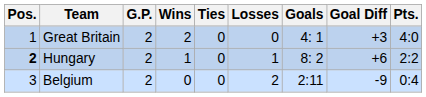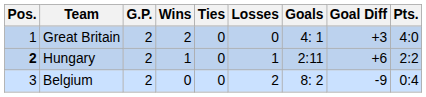(312, 59) 8: 2 -> (311, 59) 2:11
(311, 80) 2:11 -> (312, 80) 8: 2
